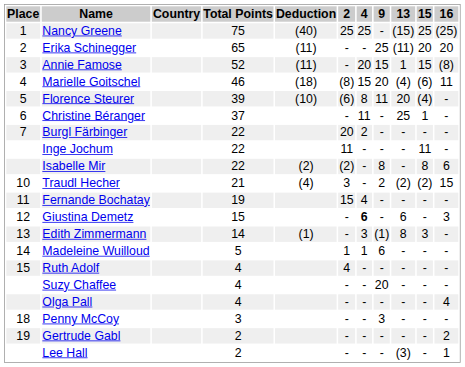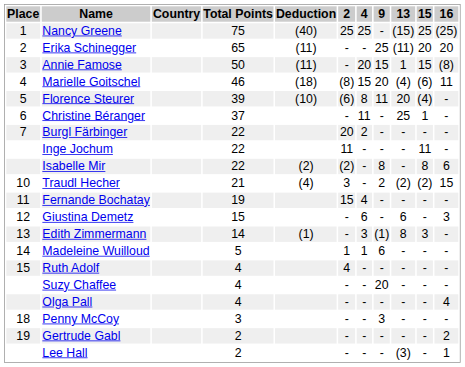(238, 64) 52 -> (238, 64) 50
(364, 217) bold -> (364, 217) normal
